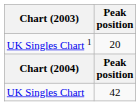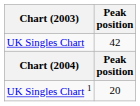rows swapped: (46, 92) <-> (49, 44)
